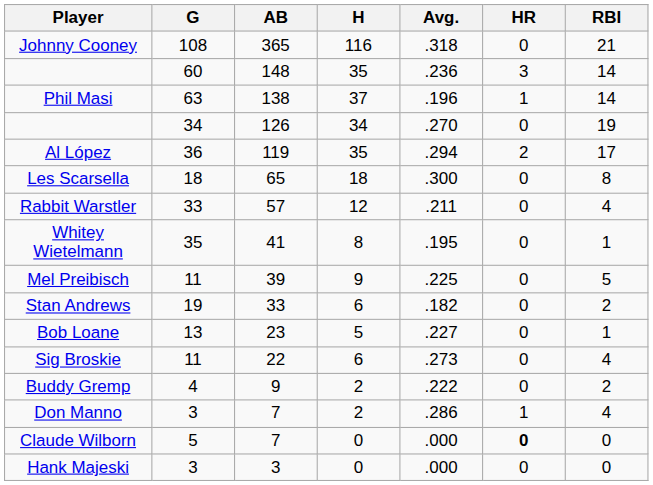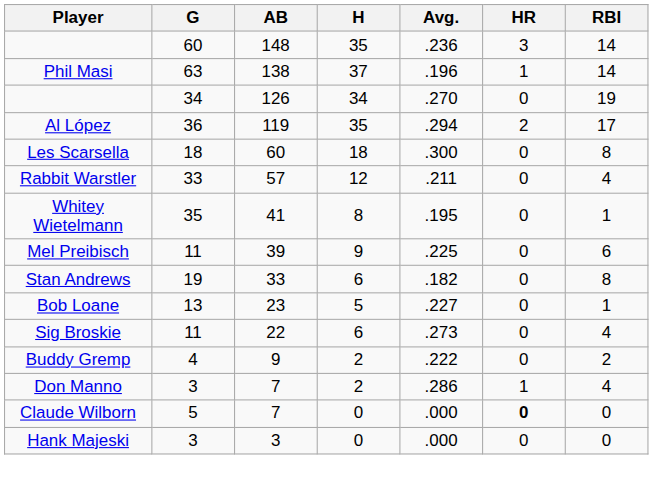- row: (78, 44)
(276, 179) 65 -> (276, 152) 60
(607, 279) 5 -> (607, 252) 6
(607, 306) 2 -> (607, 279) 8
